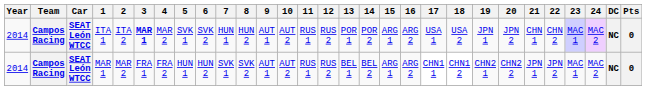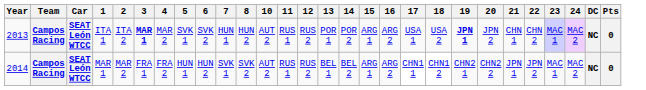- column: (267, 12)
(17, 35) 2014 -> (17, 35) 2013
(485, 35) normal -> (465, 35) bold
